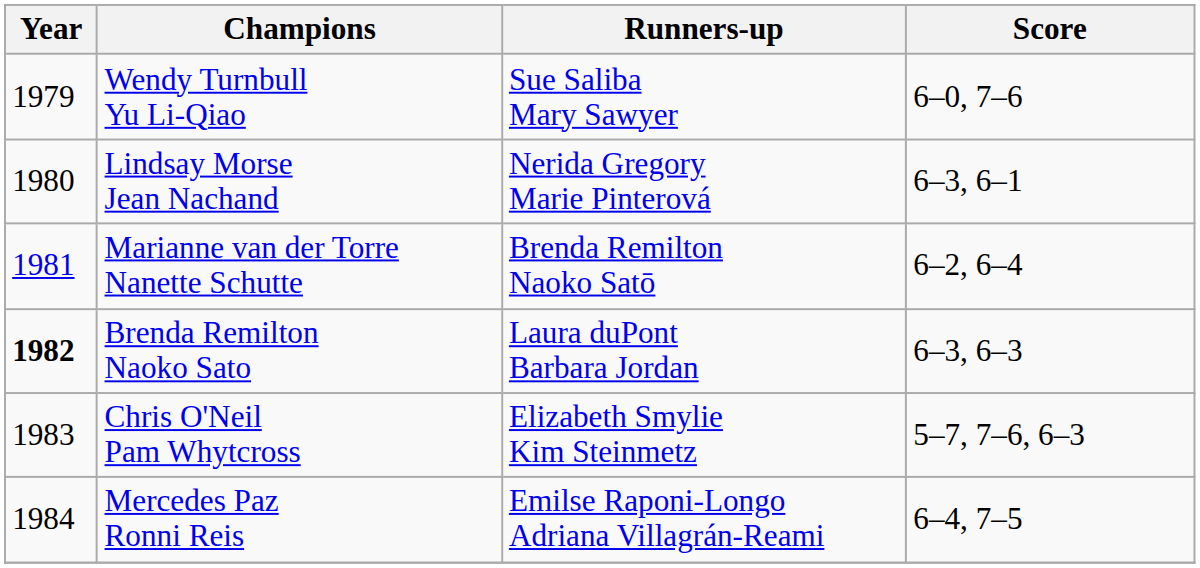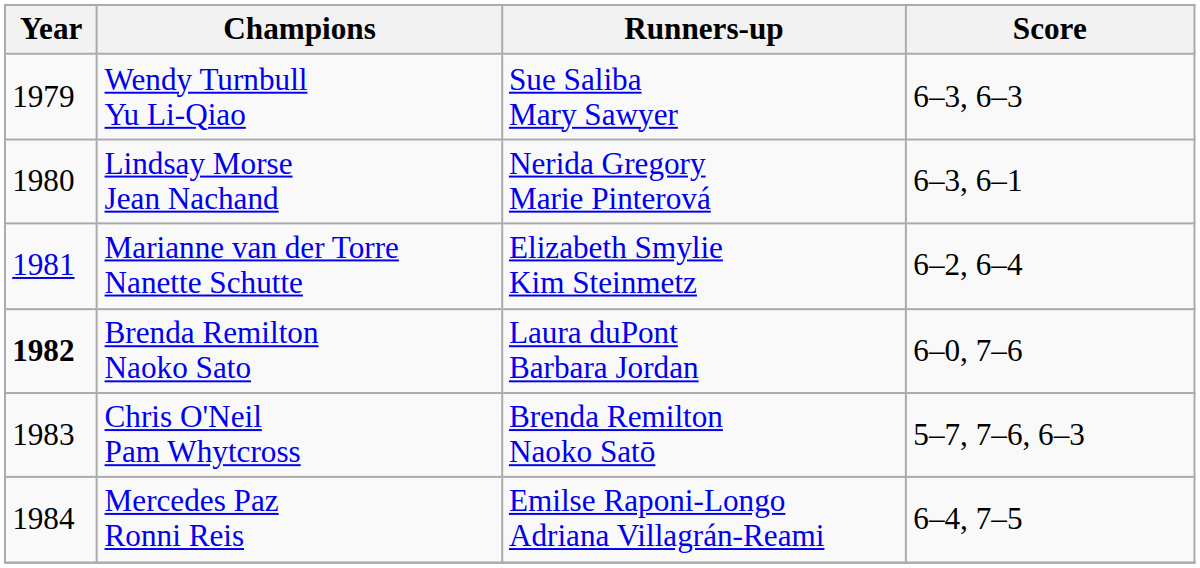(968, 96) 6–0, 7–6 -> (968, 96) 6–3, 6–3
(616, 265) Brenda Remilton Naoko Satō -> (616, 265) Elizabeth Smylie Kim Steinmetz
(968, 350) 6–3, 6–3 -> (968, 350) 6–0, 7–6
(616, 434) Elizabeth Smylie Kim Steinmetz -> (616, 434) Brenda Remilton Naoko Satō
